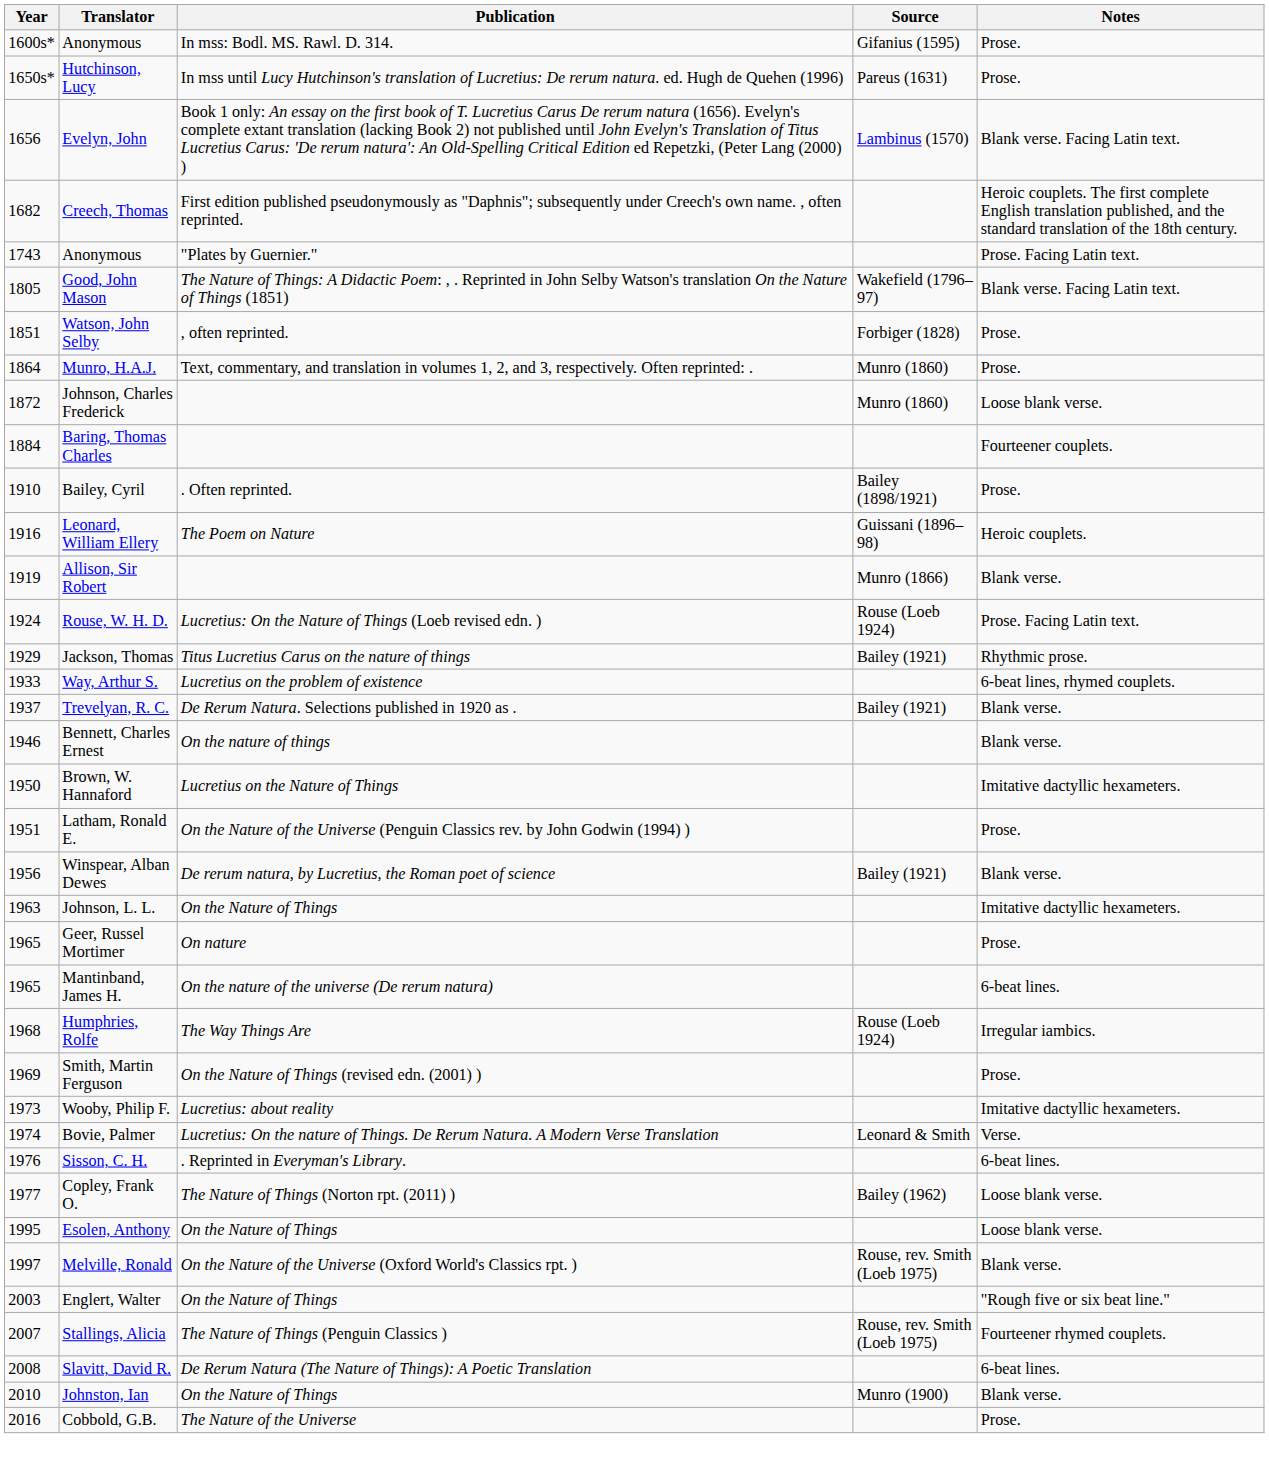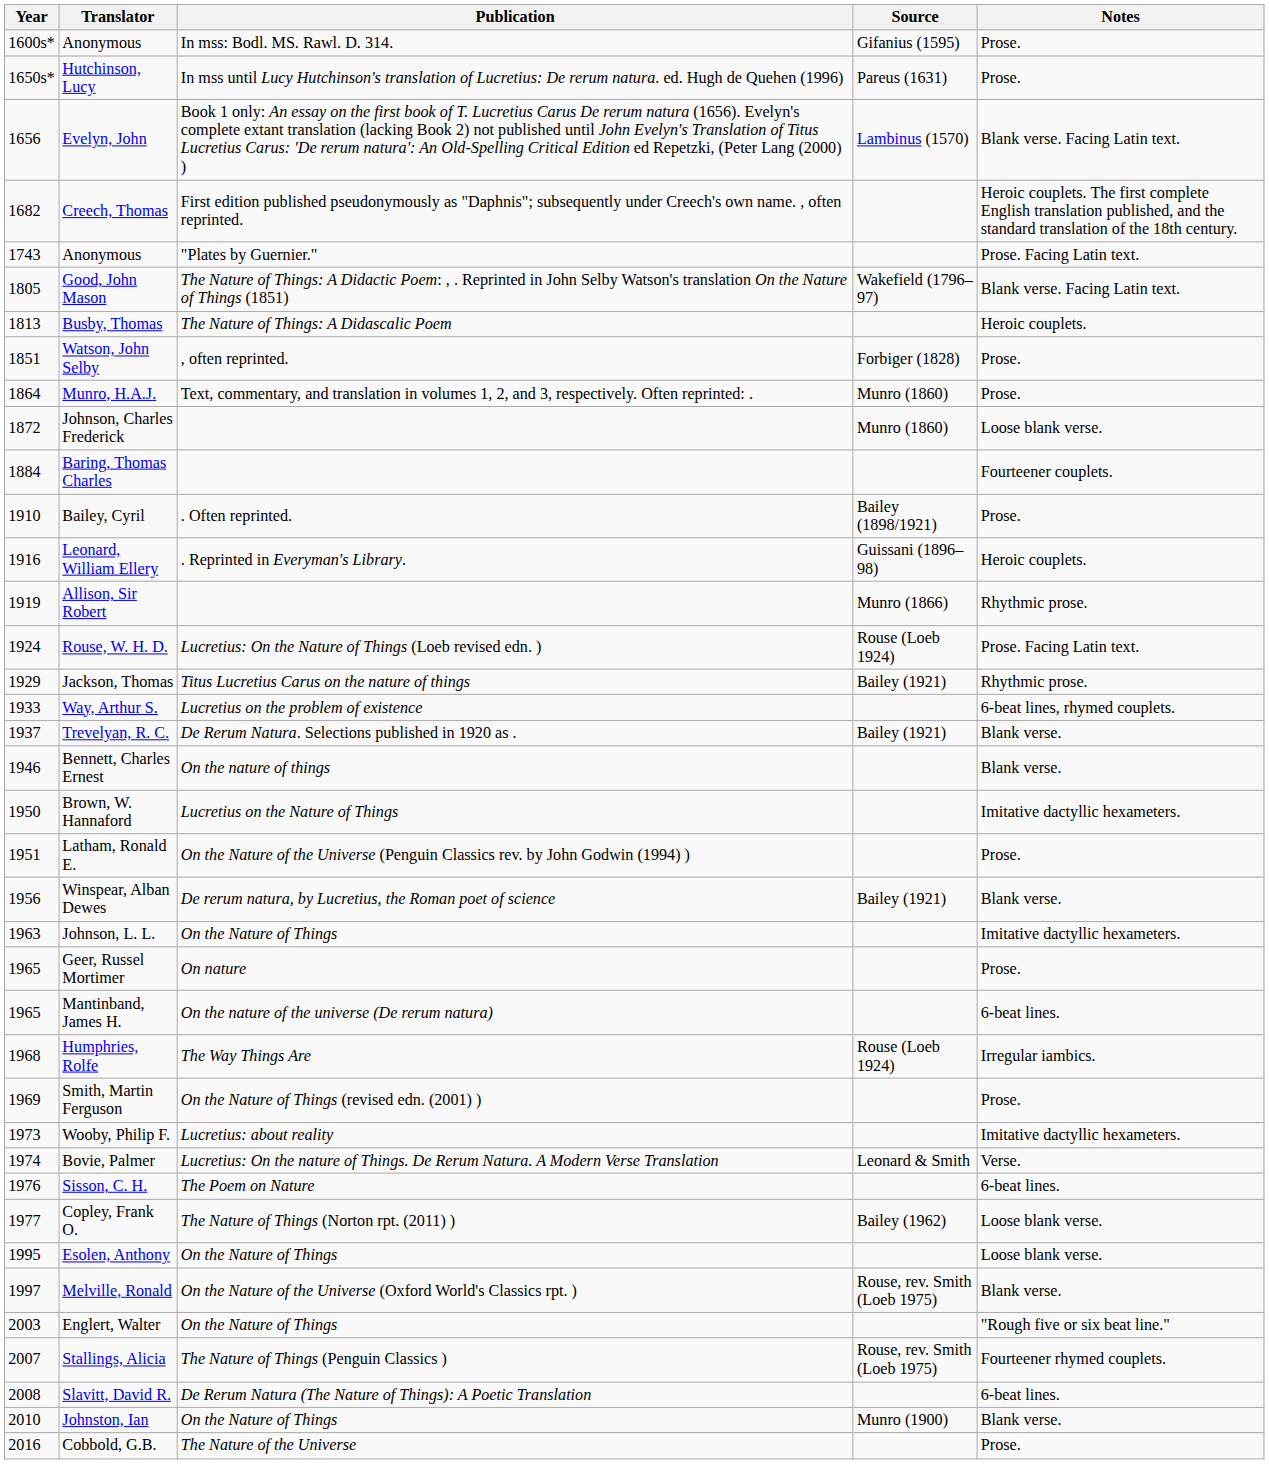+ row: (24, 323)
(248, 533) The Poem on Nature -> (293, 559) . Reprinted in Everyman's Library.
(1021, 577) Blank verse. -> (1034, 603) Rhythmic prose.
(293, 1160) . Reprinted in Everyman's Library. -> (248, 1186) The Poem on Nature
